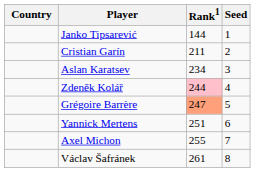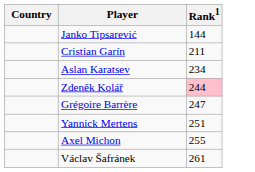- column: (236, 14)
(197, 105) lightsalmon background -> (197, 105) no background
